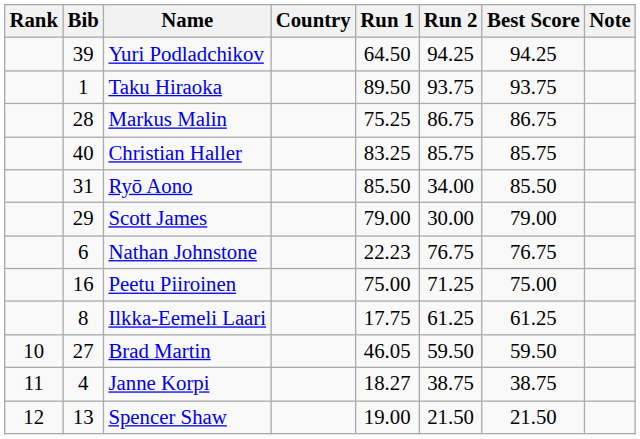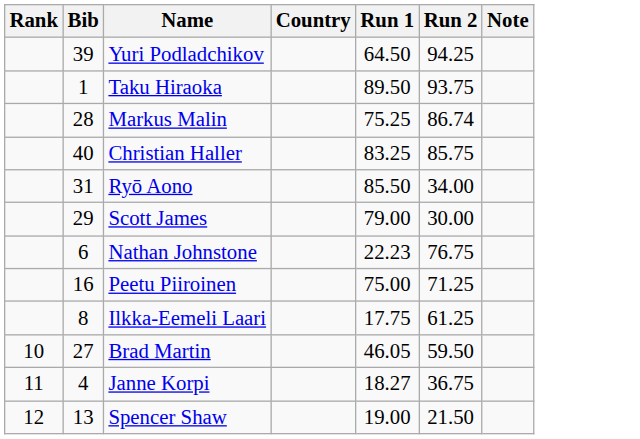- column: (533, 20)
(451, 119) 86.75 -> (451, 119) 86.74
(451, 383) 38.75 -> (451, 383) 36.75
